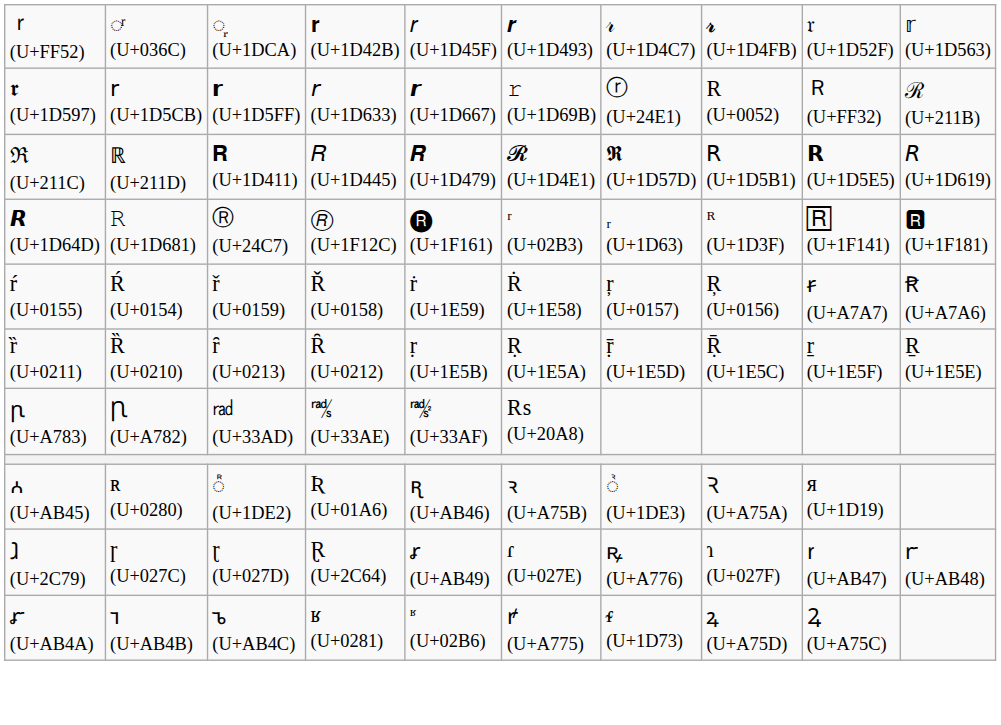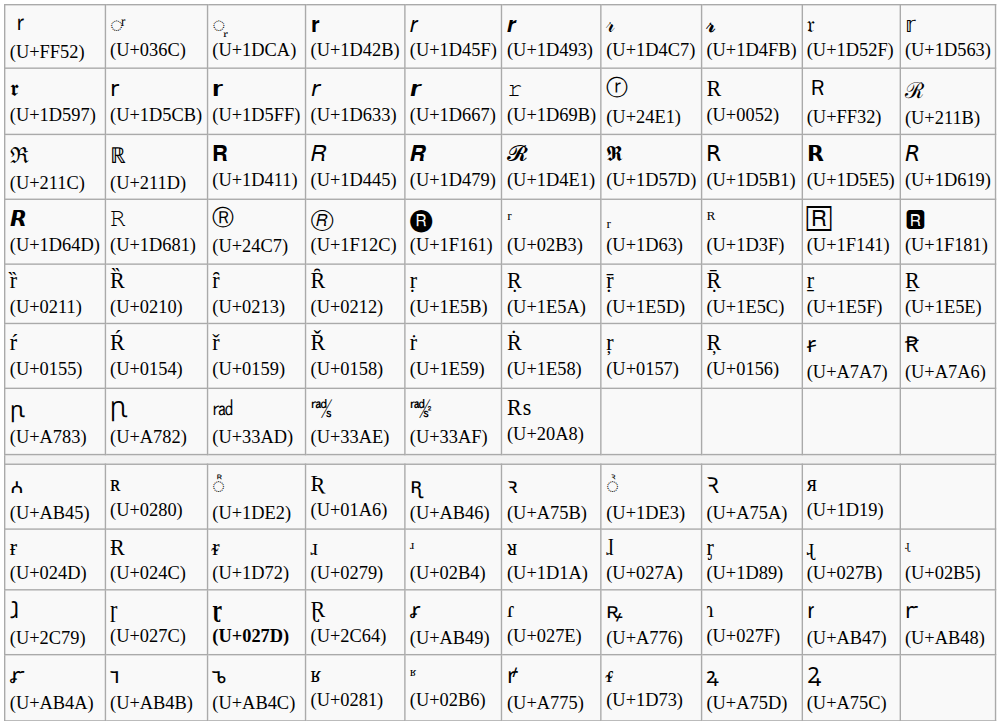rows swapped: (46, 295) <-> (46, 358)
+ row: (48, 559)
(251, 562) normal -> (251, 621) bold
